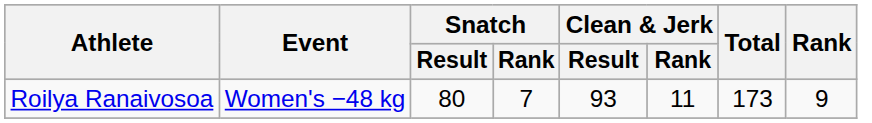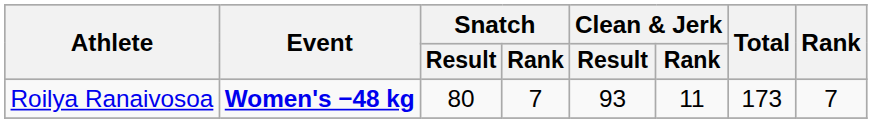(315, 99) normal -> (320, 99) bold
(822, 99) 9 -> (831, 99) 7
